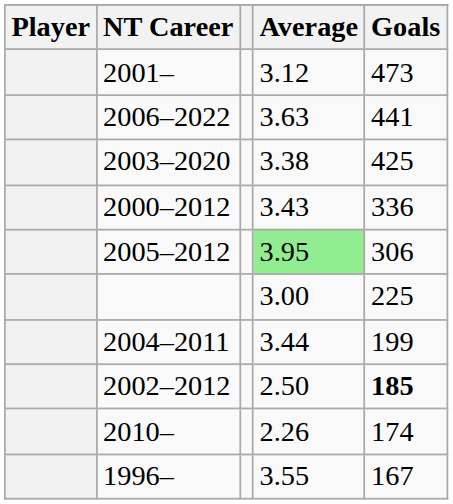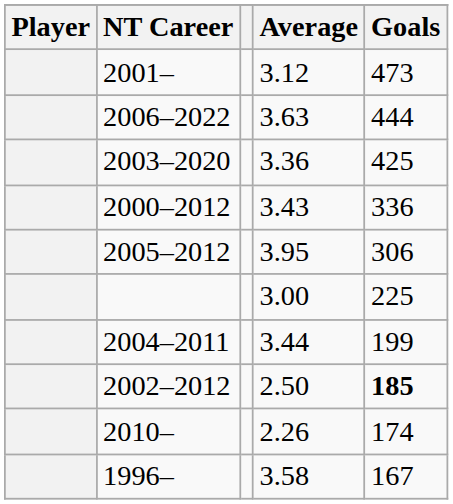(392, 116) 441 -> (392, 116) 444
(284, 161) 3.38 -> (284, 161) 3.36
(284, 251) lightgreen background -> (284, 251) no background
(284, 476) 3.55 -> (284, 476) 3.58
